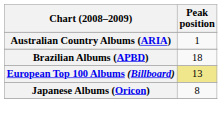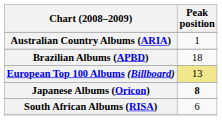(197, 90) normal -> (197, 90) bold
+ row: (91, 106)
